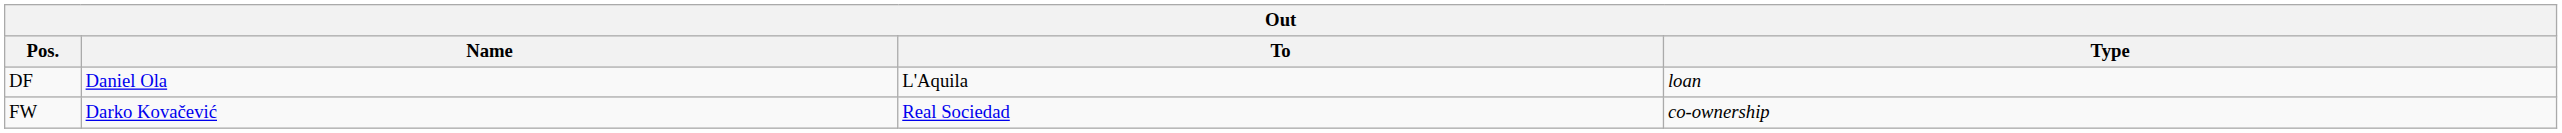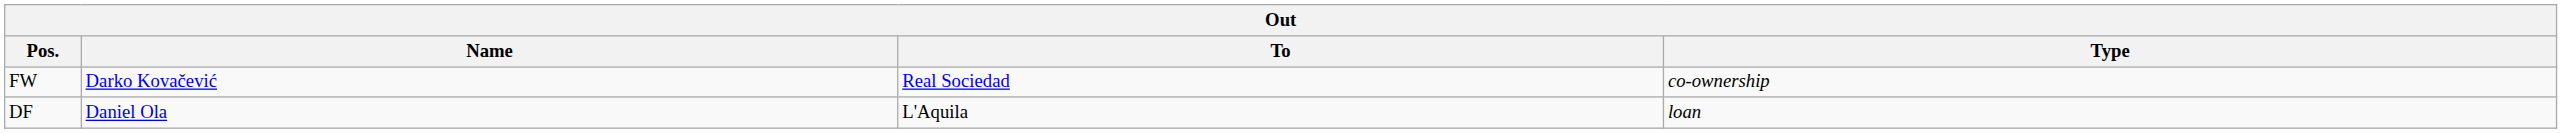rows swapped: (21, 82) <-> (23, 112)
